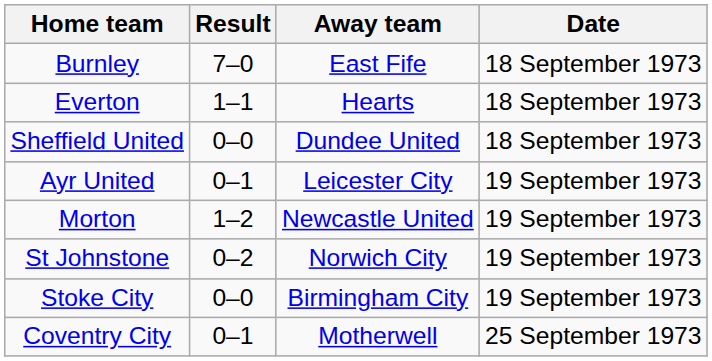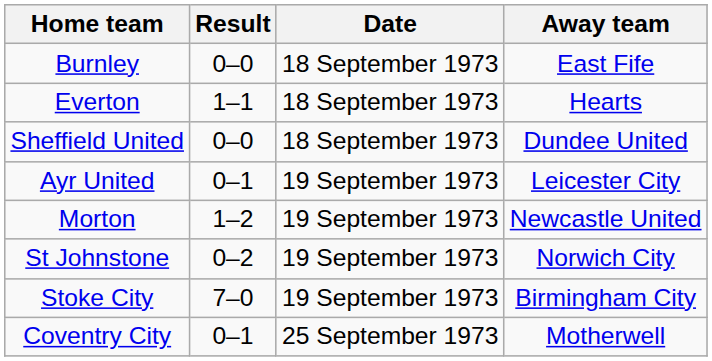columns swapped: (378, 24) <-> (593, 24)
(233, 63) 7–0 -> (233, 63) 0–0
(233, 297) 0–0 -> (233, 297) 7–0
